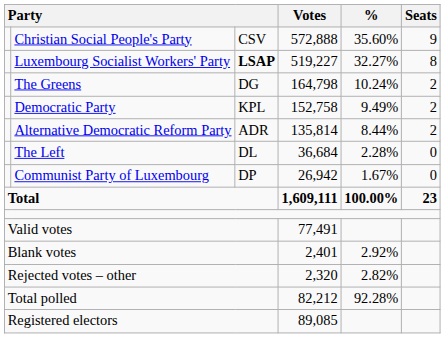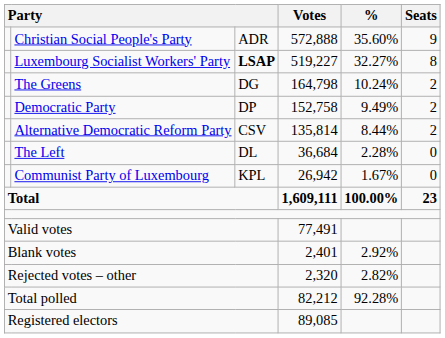(252, 38) CSV -> (253, 38) ADR
(252, 107) KPL -> (247, 107) DP
(253, 130) ADR -> (252, 130) CSV
(247, 175) DP -> (252, 175) KPL
